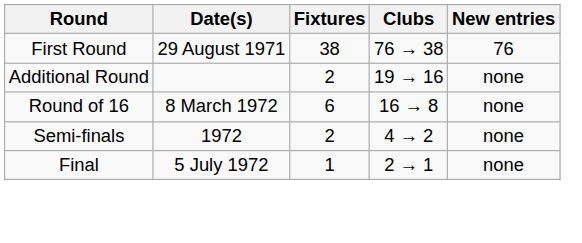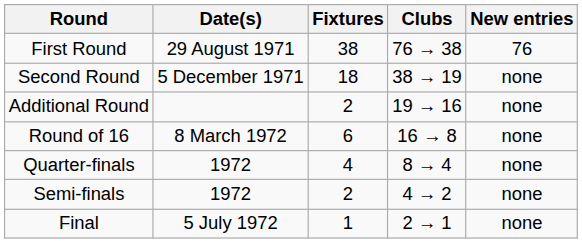+ row: (79, 77)
+ row: (79, 164)
